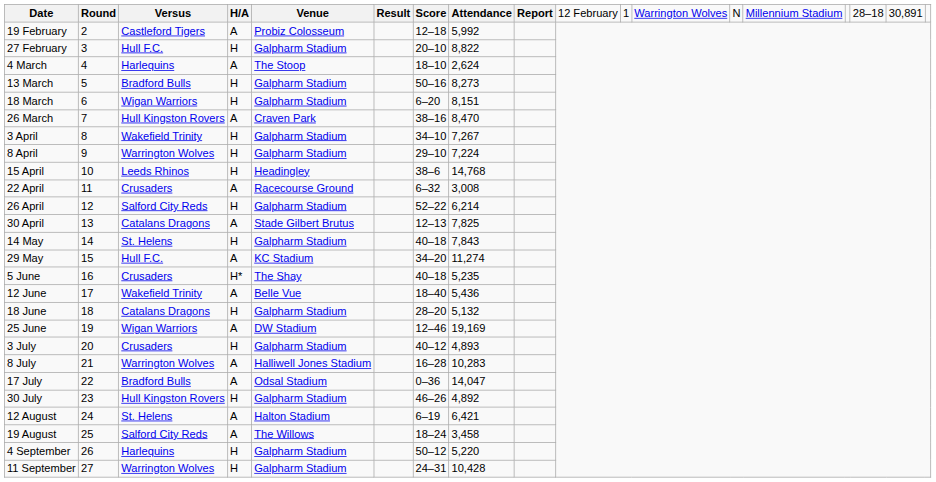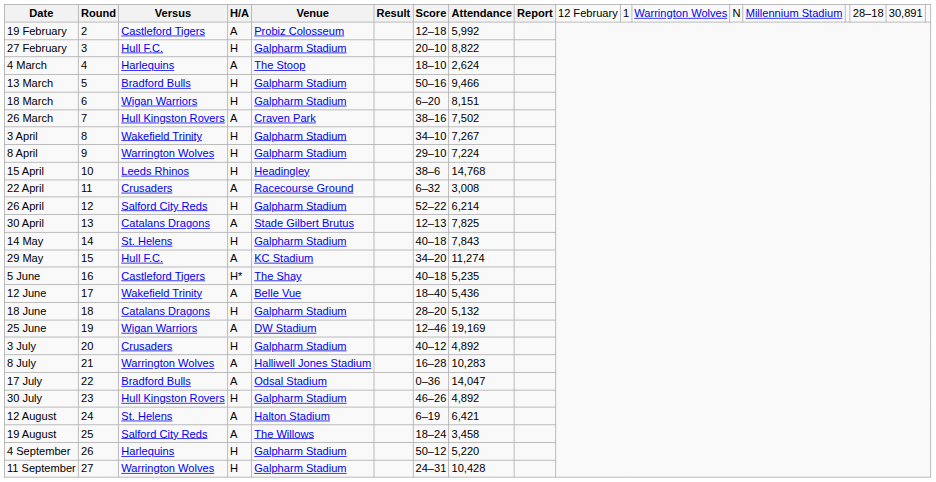(465, 84) 8,273 -> (465, 84) 9,466
(465, 119) 8,470 -> (465, 119) 7,502
(147, 276) Crusaders -> (163, 276) Castleford Tigers
(465, 346) 4,893 -> (465, 346) 4,892
